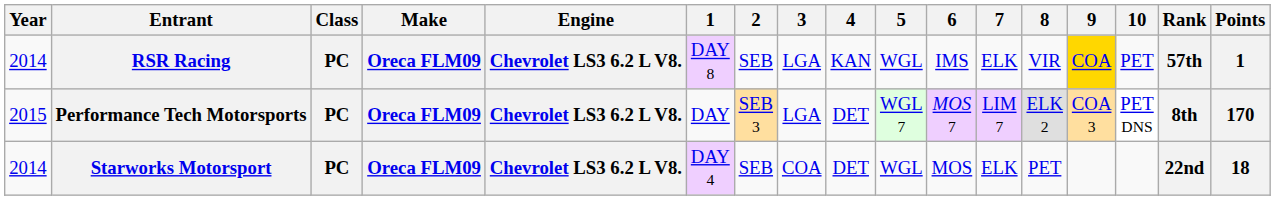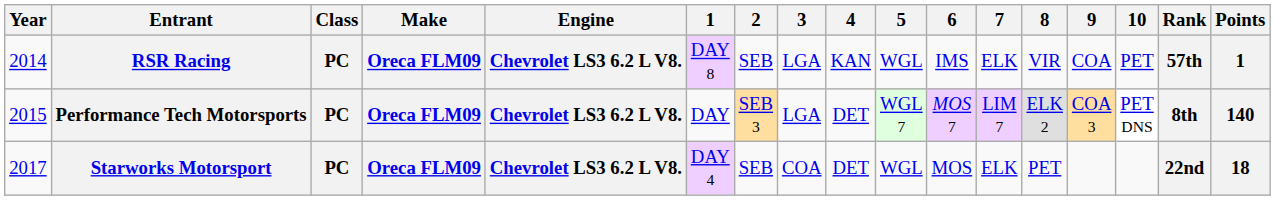(1092, 61) gold background -> (1092, 61) no background
(1240, 114) 170 -> (1240, 114) 140
(28, 167) 2014 -> (28, 167) 2017
